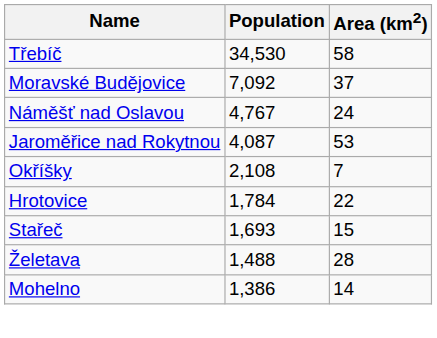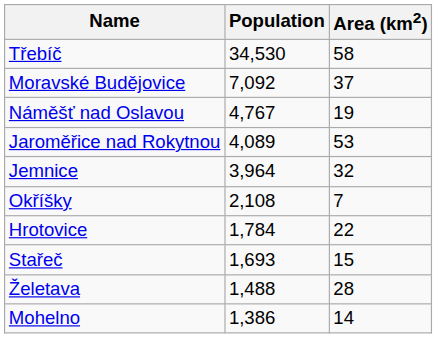(344, 112) 24 -> (344, 112) 19
(252, 141) 4,087 -> (252, 141) 4,089
+ row: (43, 171)
